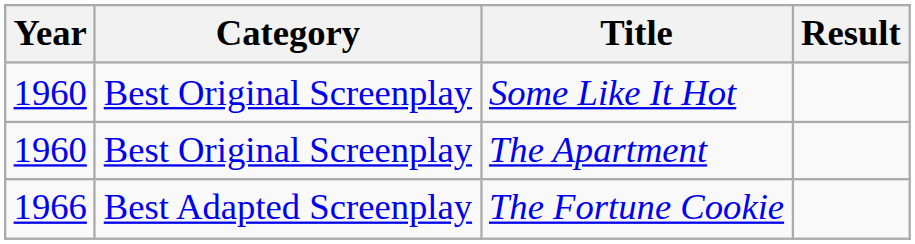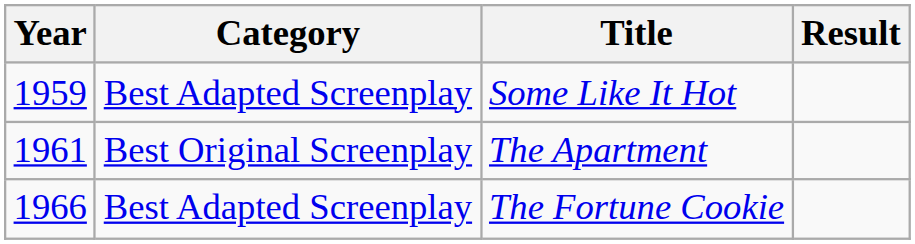(50, 91) 1960 -> (50, 91) 1959
(288, 91) Best Original Screenplay -> (288, 91) Best Adapted Screenplay
(50, 149) 1960 -> (50, 149) 1961
